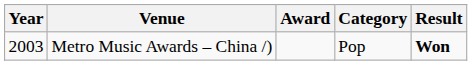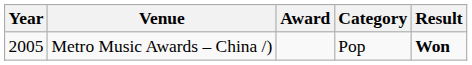(26, 45) 2003 -> (26, 45) 2005
